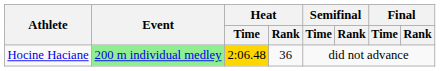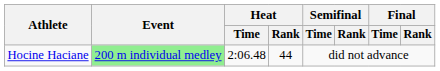(247, 56) gold background -> (247, 56) no background
(286, 56) 36 -> (286, 56) 44
